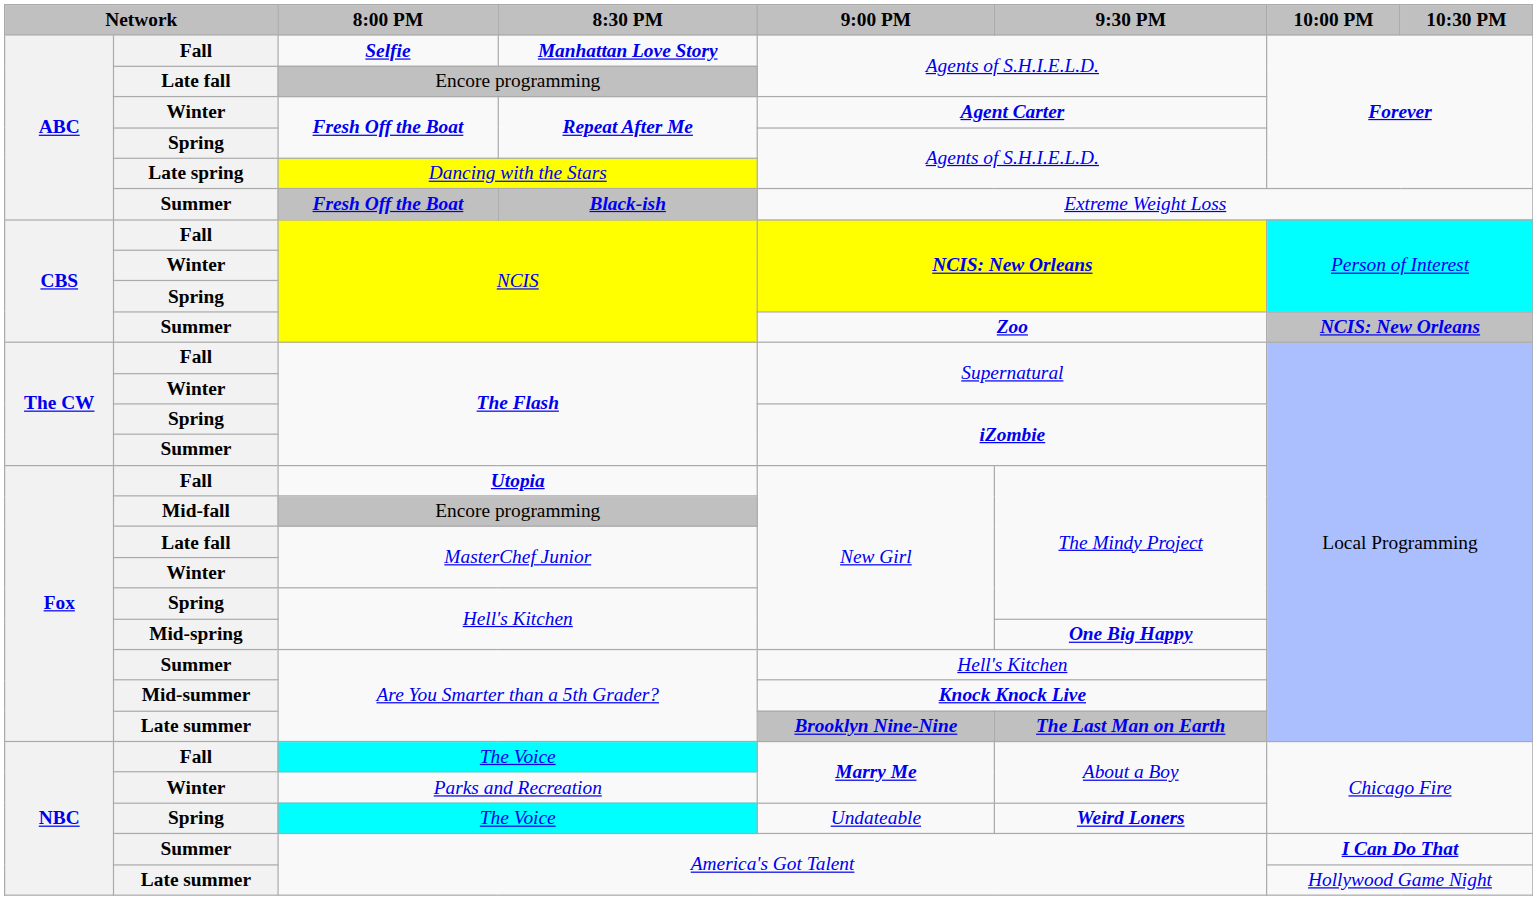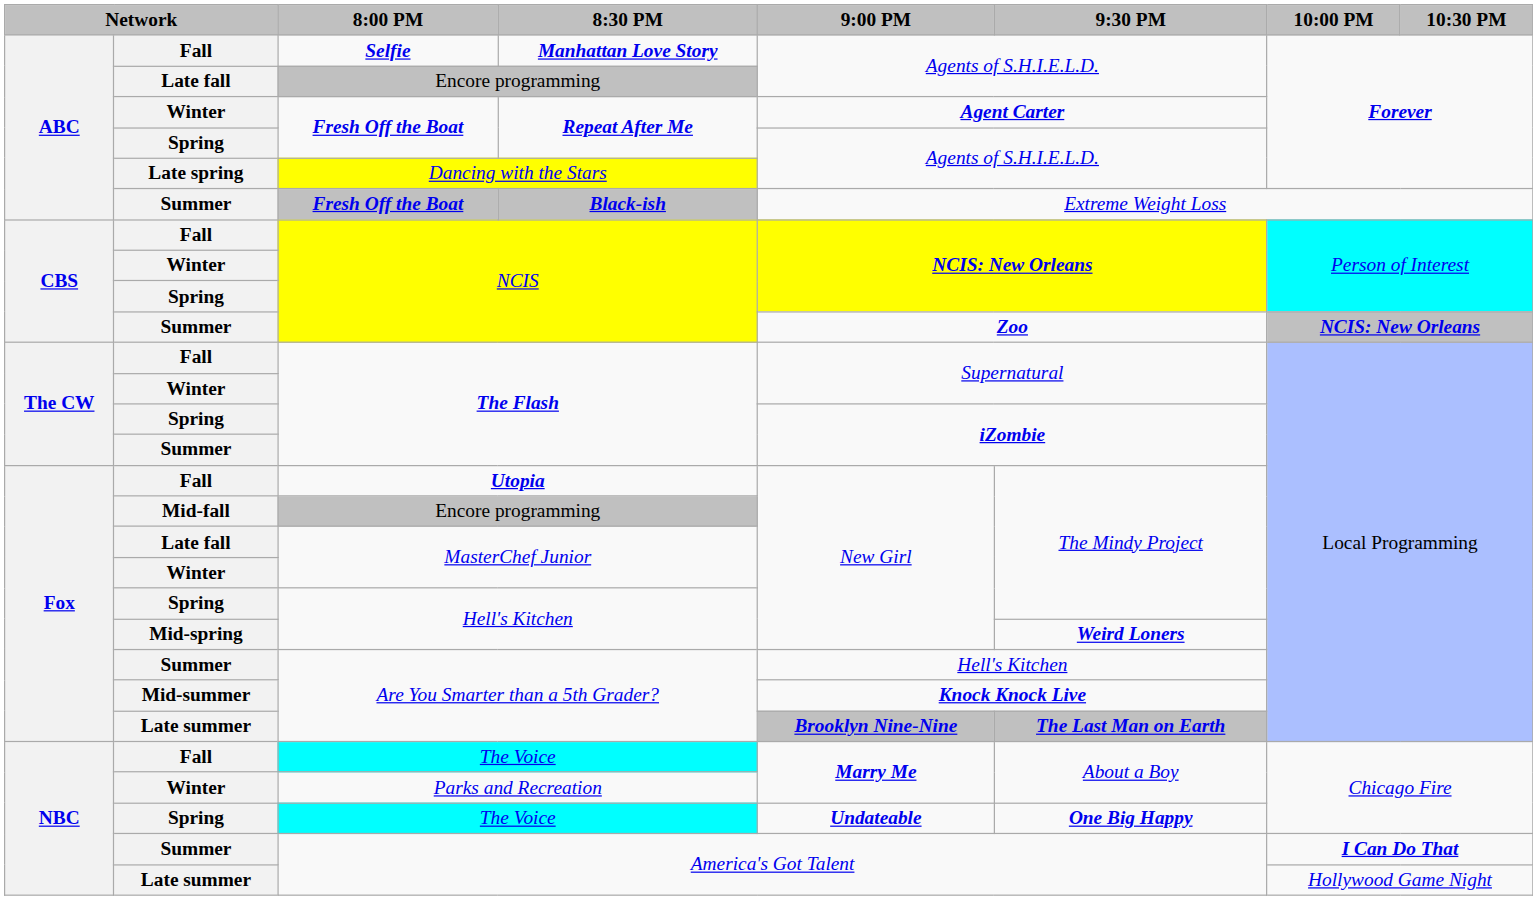(1131, 633) One Big Happy -> (1131, 633) Weird Loners
(876, 818) normal -> (876, 818) bold
(1131, 818) Weird Loners -> (1131, 818) One Big Happy
